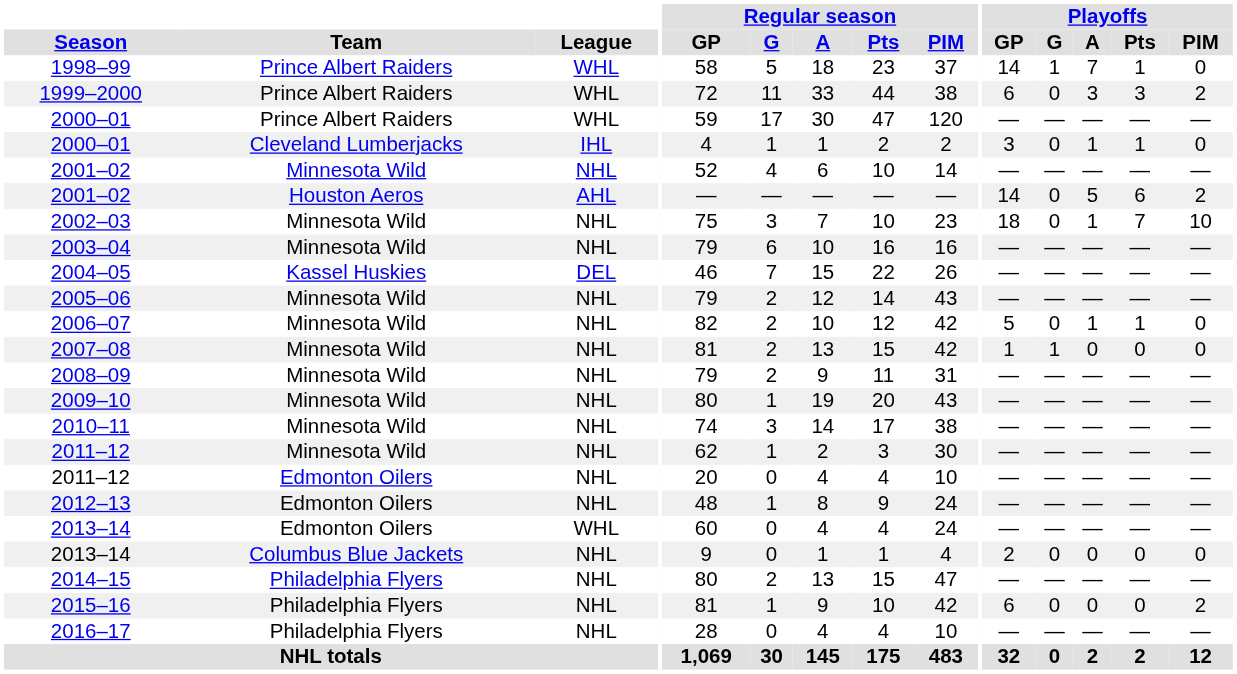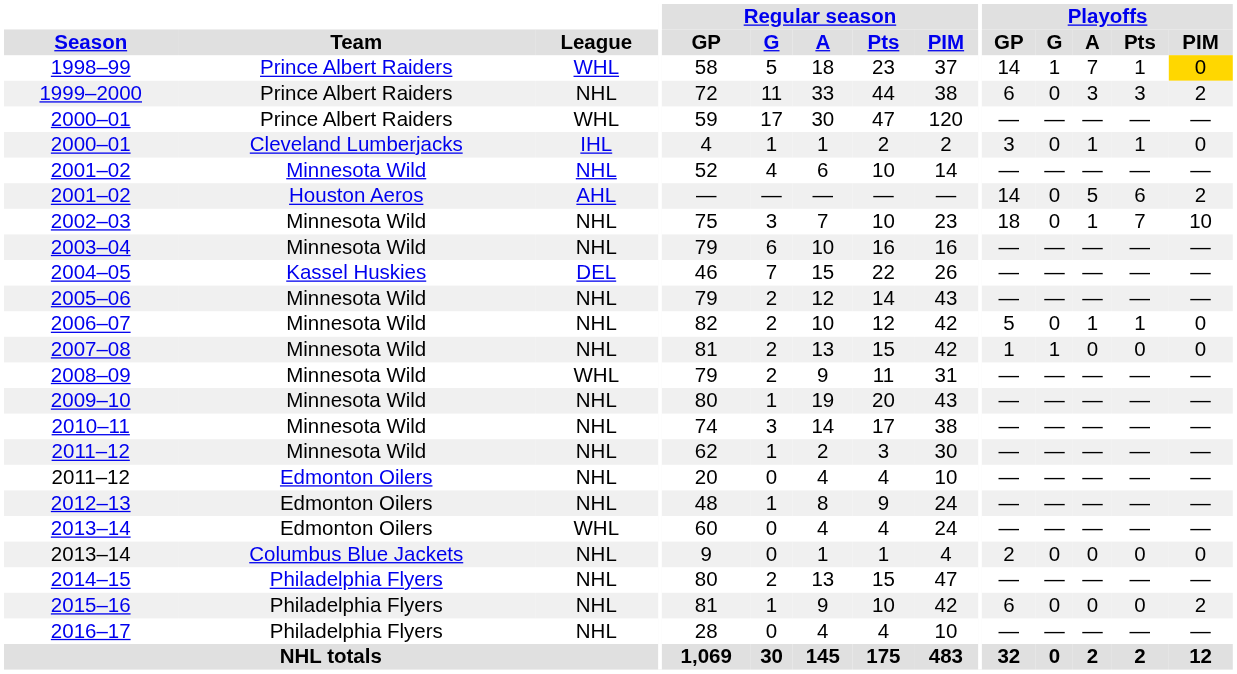(1201, 67) no background -> (1201, 67) gold background
(596, 93) WHL -> (596, 93) NHL
(596, 375) NHL -> (596, 375) WHL
